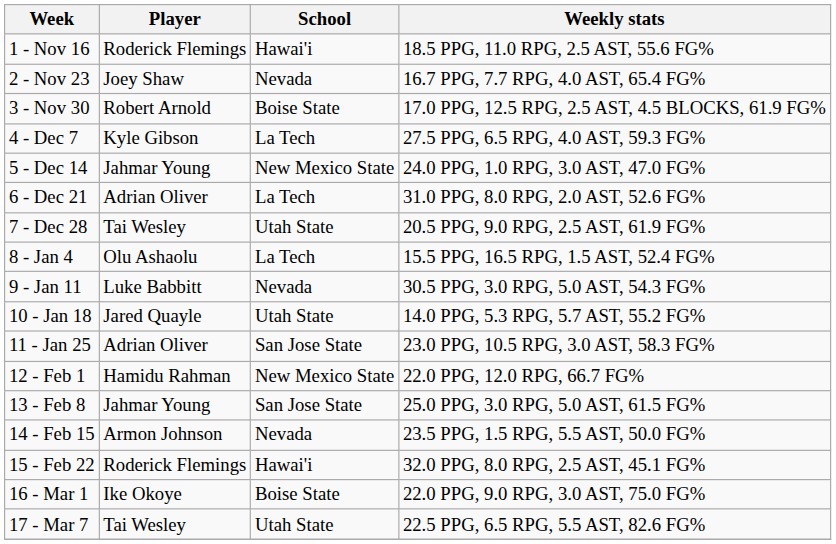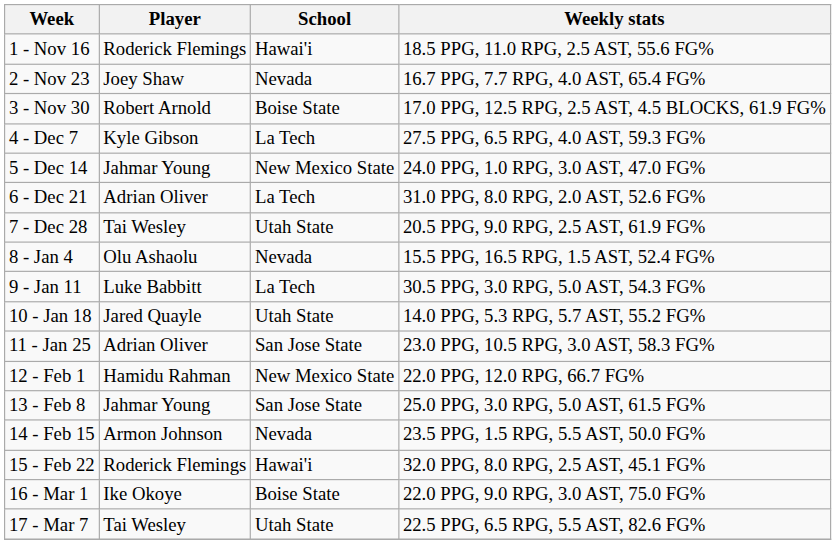(285, 256) La Tech -> (284, 256) Nevada
(284, 286) Nevada -> (285, 286) La Tech
